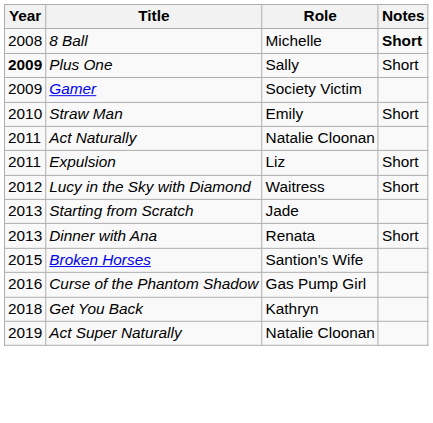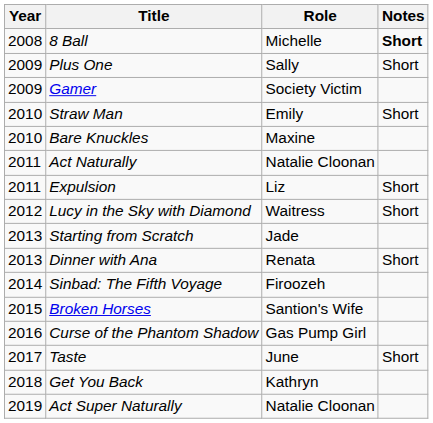(25, 65) bold -> (25, 65) normal
+ row: (99, 138)
+ row: (136, 284)
+ row: (68, 357)
